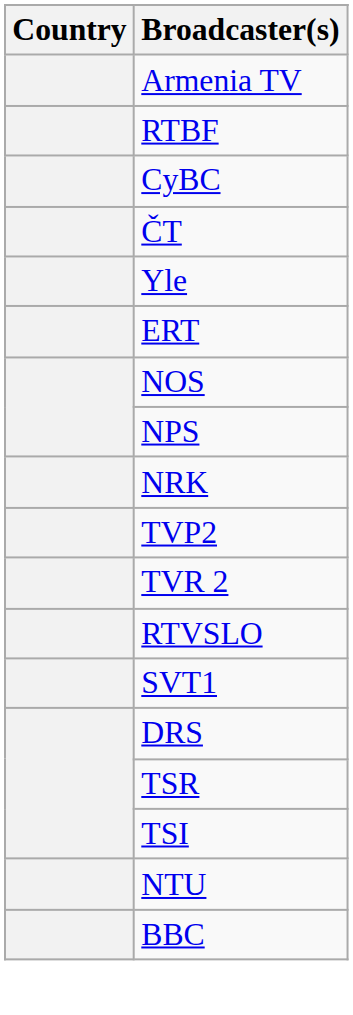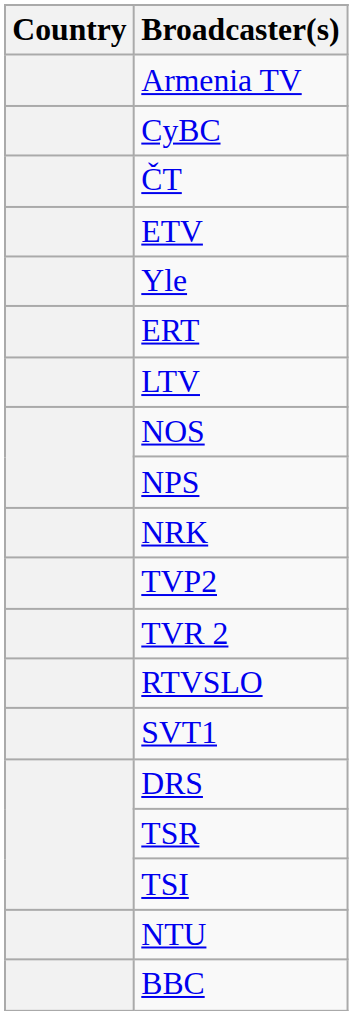- row: (180, 130)
+ row: (172, 230)
+ row: (171, 381)
